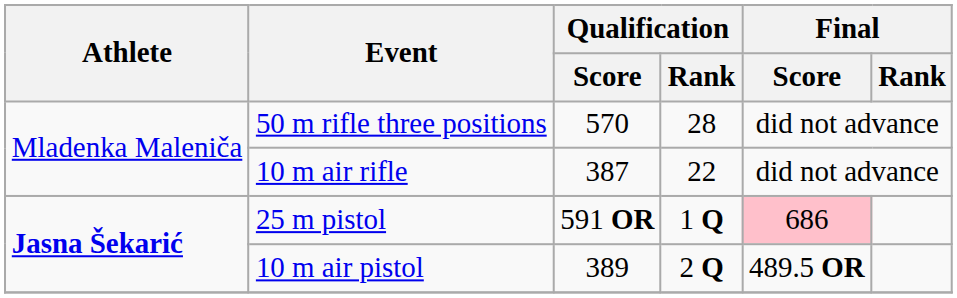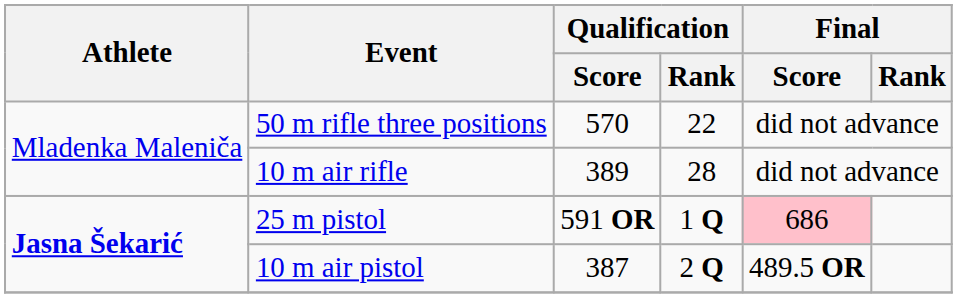(702, 124) 28 -> (702, 124) 22
(607, 171) 387 -> (607, 171) 389
(702, 171) 22 -> (702, 171) 28
(607, 267) 389 -> (607, 267) 387
